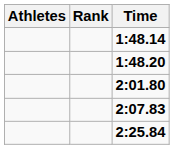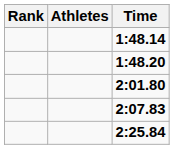columns swapped: (91, 16) <-> (37, 16)
